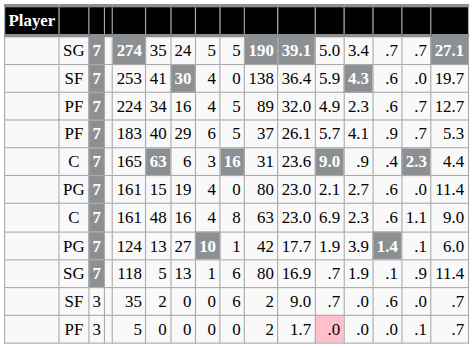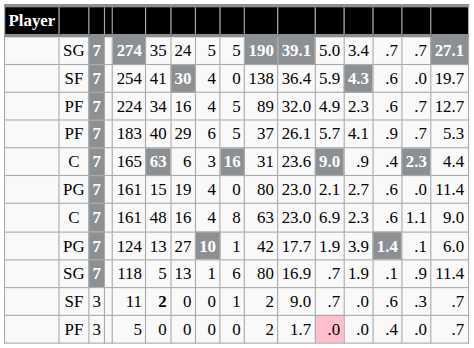(129, 78) 253 -> (129, 78) 254
(133, 301) 35 -> (134, 301) 11
(162, 301) normal -> (162, 301) bold
(236, 301) 6 -> (236, 301) 1
(421, 301) .0 -> (421, 301) .3
(392, 329) .0 -> (392, 329) .4
(421, 329) .1 -> (421, 329) .0
